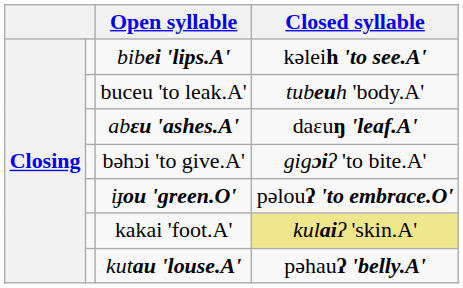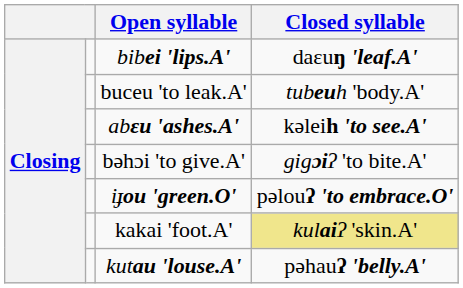(355, 56) kəleih 'to see.A' -> (355, 56) daɛuŋ 'leaf.A'
(355, 126) daɛuŋ 'leaf.A' -> (355, 126) kəleih 'to see.A'
